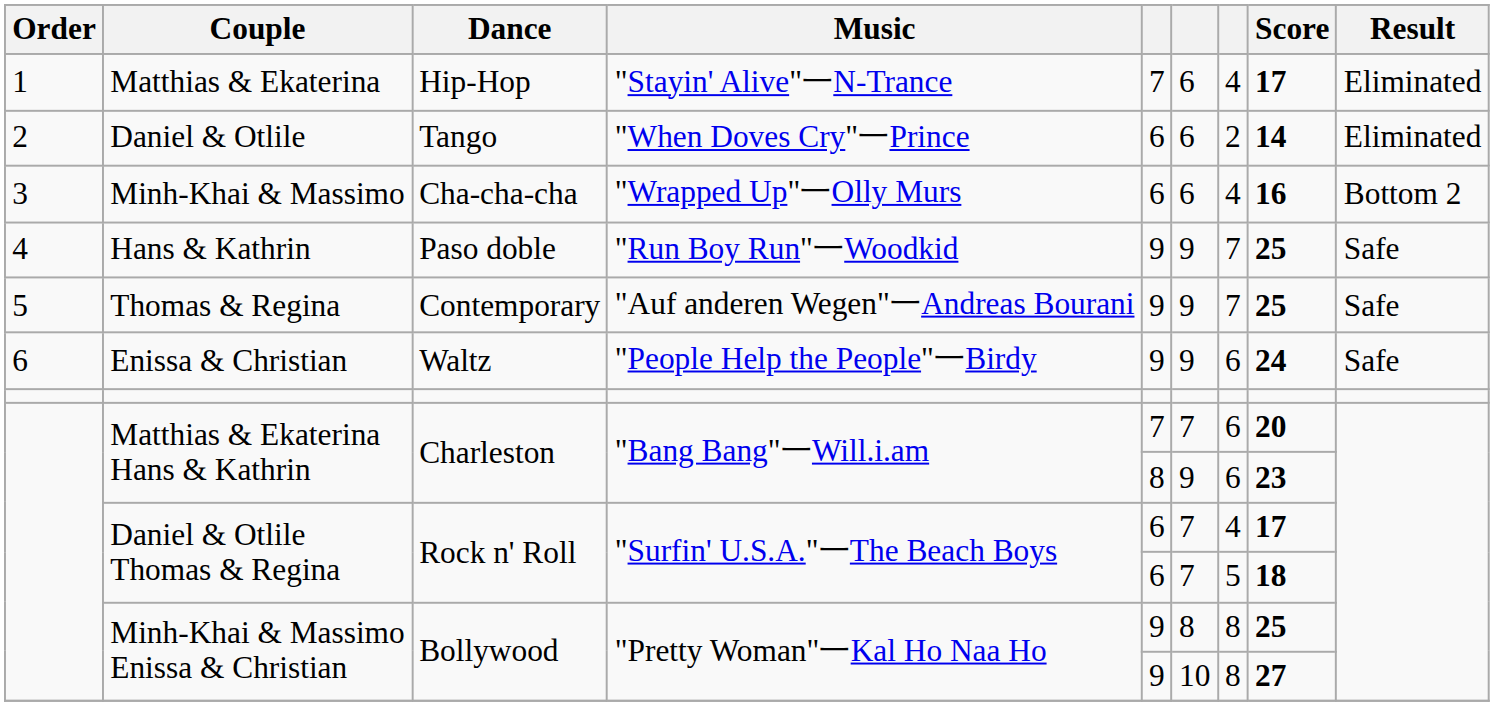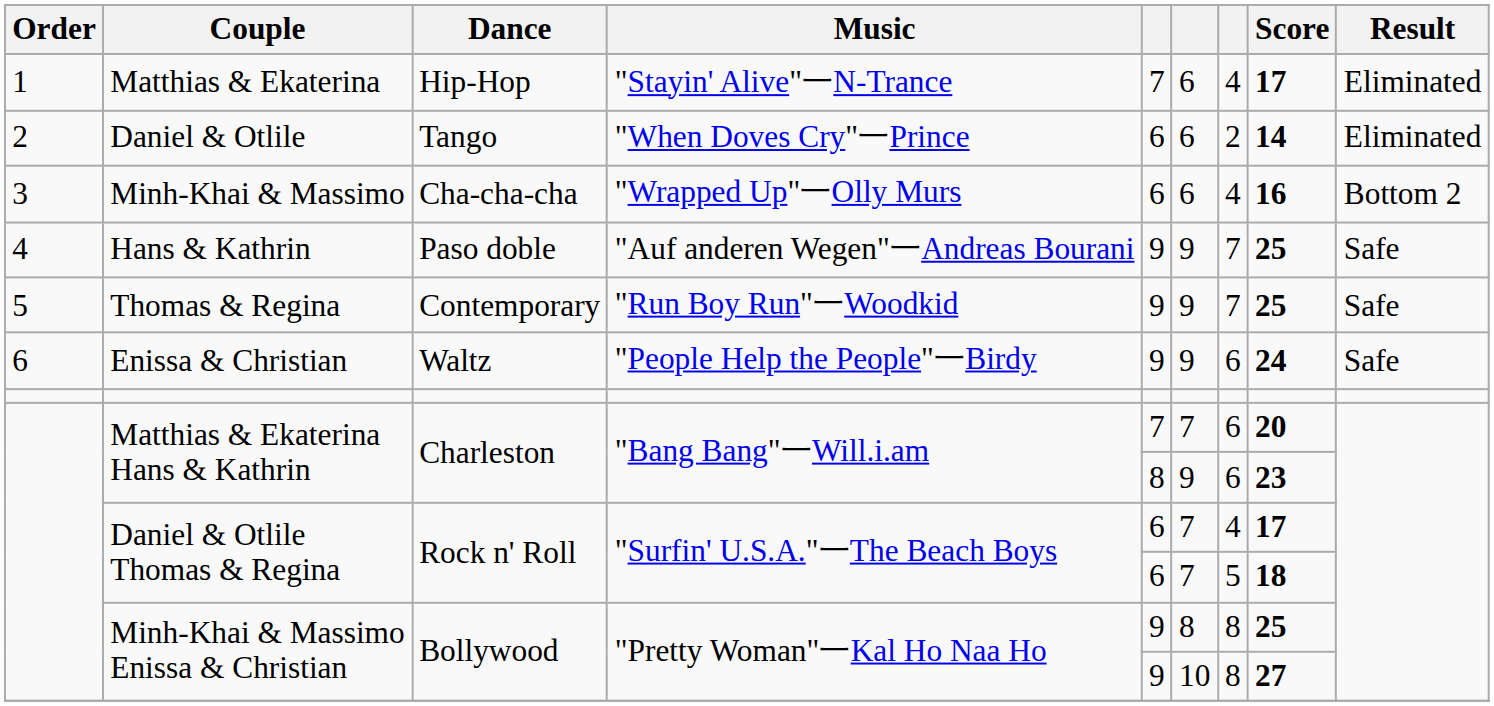(787, 247) "Run Boy Run"一Woodkid -> (875, 247) "Auf anderen Wegen"一Andreas Bourani
(875, 303) "Auf anderen Wegen"一Andreas Bourani -> (787, 303) "Run Boy Run"一Woodkid
